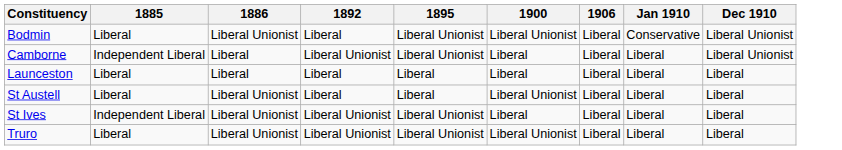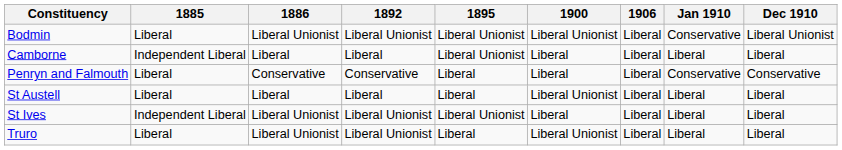(323, 34) Liberal -> (388, 34) Liberal Unionist
(347, 54) Liberal Unionist -> (363, 54) Liberal
(749, 54) Liberal Unionist -> (766, 54) Liberal
- row: (40, 74)
+ row: (68, 74)
(254, 94) Liberal Unionist -> (271, 94) Liberal
(440, 134) Liberal Unionist -> (456, 134) Liberal
